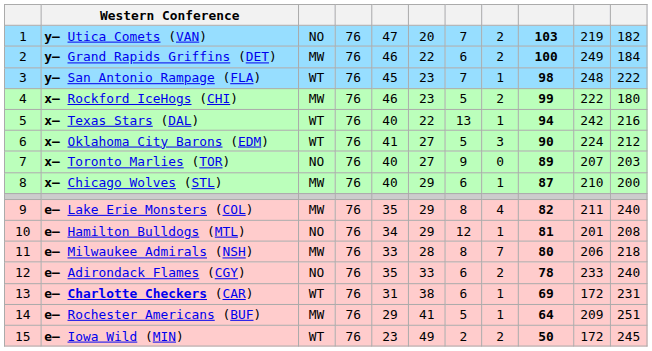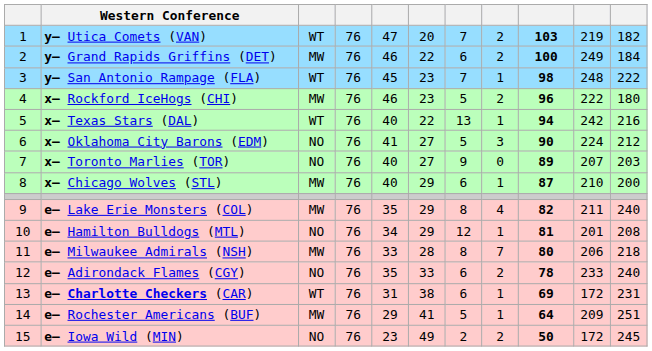(317, 36) NO -> (317, 36) WT
(546, 99) 99 -> (546, 99) 96
(317, 141) WT -> (317, 141) NO
(317, 336) WT -> (317, 336) NO
